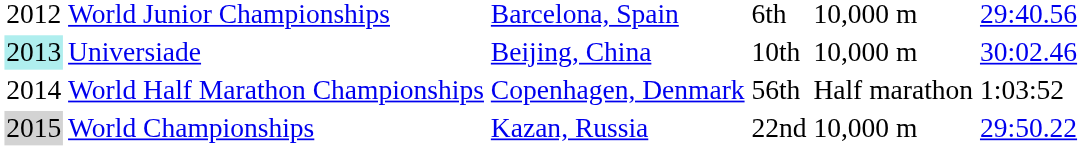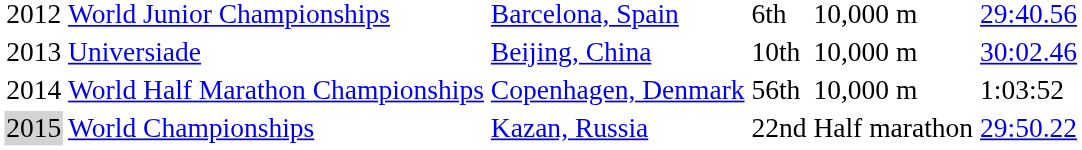(34, 52) paleturquoise background -> (34, 52) no background
(893, 89) Half marathon -> (865, 89) 10,000 m
(865, 127) 10,000 m -> (893, 127) Half marathon
